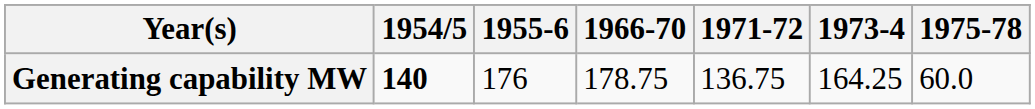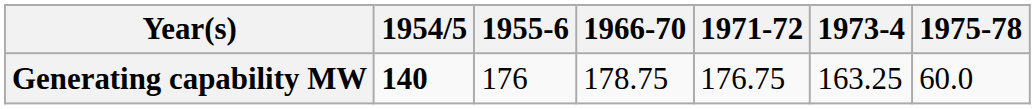(743, 77) 136.75 -> (743, 77) 176.75
(860, 77) 164.25 -> (860, 77) 163.25
